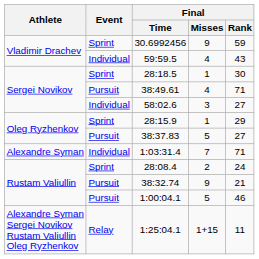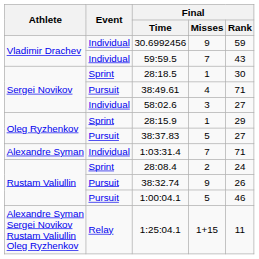(101, 43) Sprint -> (109, 43) Individual
(207, 59) 4 -> (207, 59) 7
(240, 183) 21 -> (240, 183) 26
